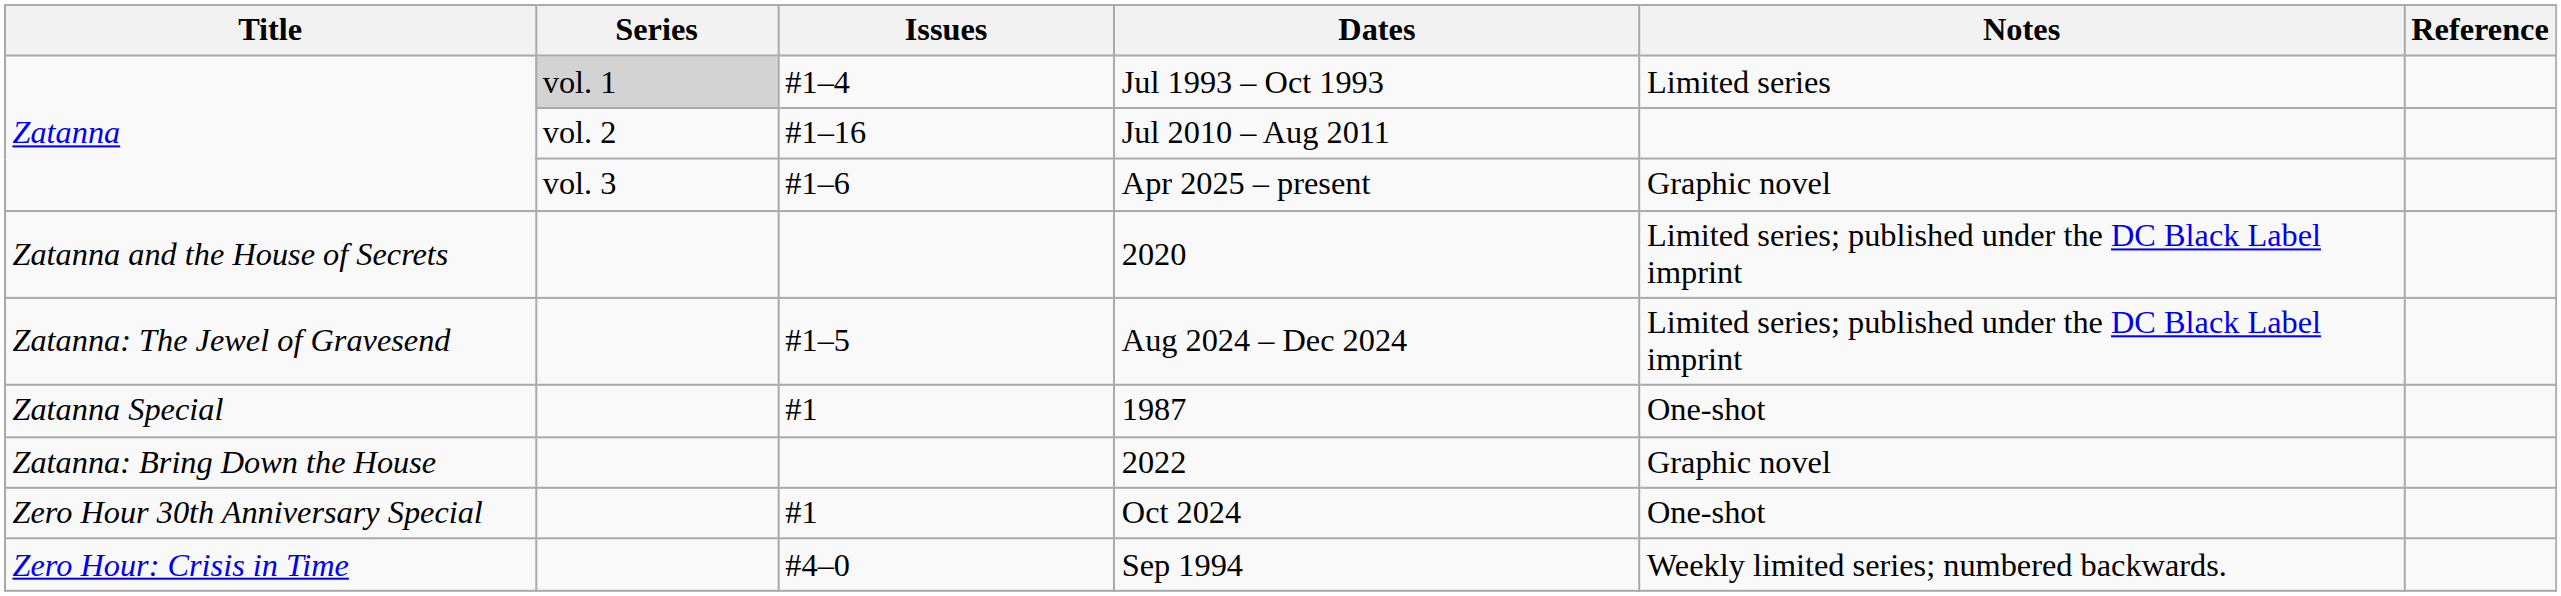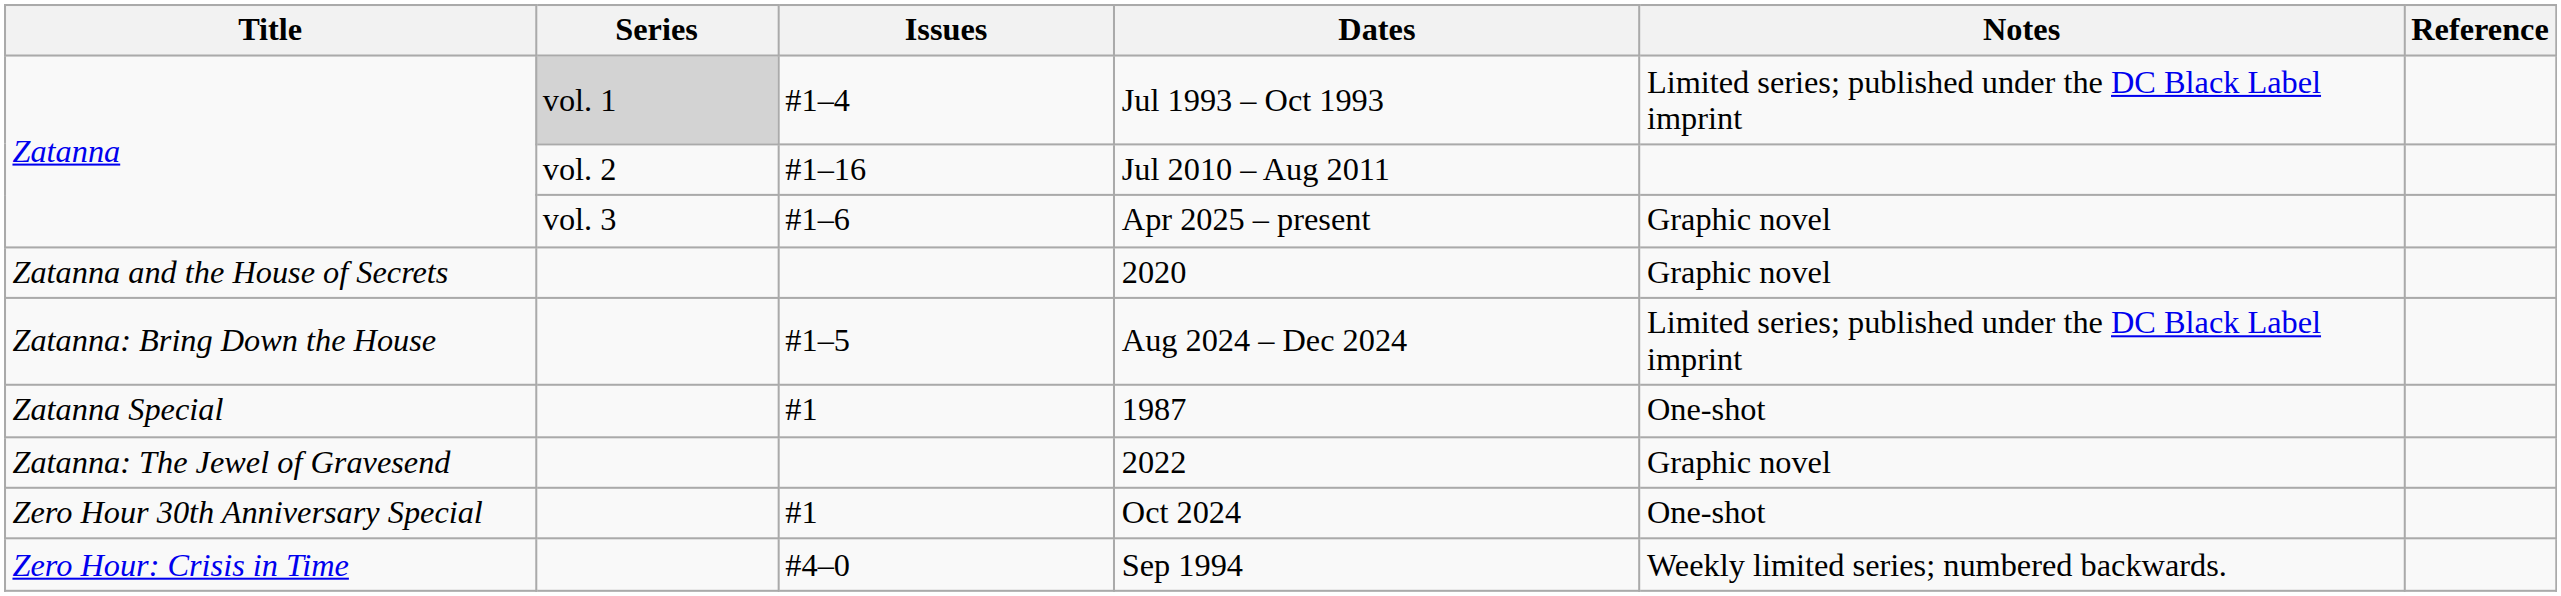(1739, 81) Limited series -> (1984, 99) Limited series; published under the DC Black Label imprint
(1984, 253) Limited series; published under the DC Black Label imprint -> (1739, 271) Graphic novel
(231, 340) Zatanna: The Jewel of Gravesend -> (224, 340) Zatanna: Bring Down the House
(224, 461) Zatanna: Bring Down the House -> (231, 461) Zatanna: The Jewel of Gravesend
